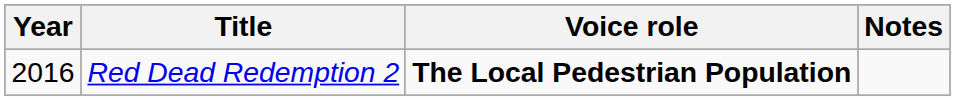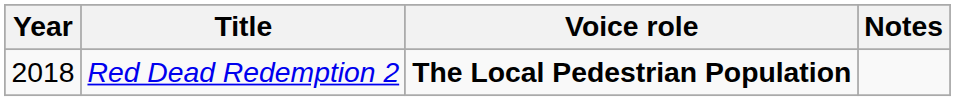(43, 71) 2016 -> (43, 71) 2018
